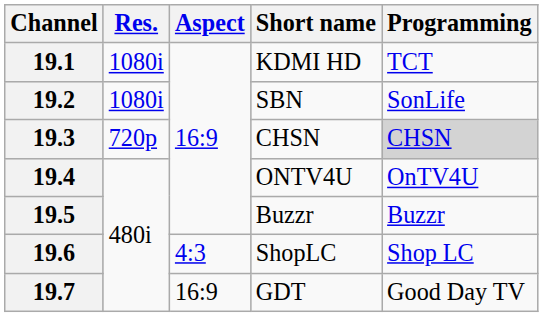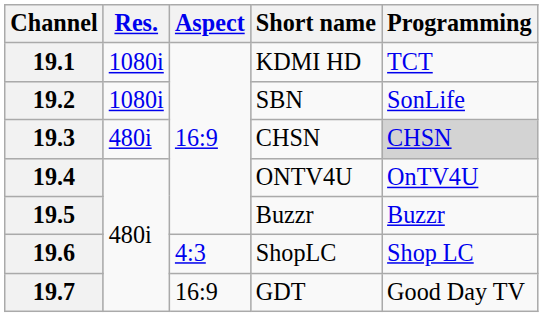(133, 138) 720p -> (130, 138) 480i
